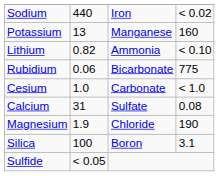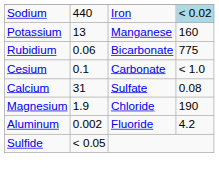(195, 13) no background -> (195, 13) lightblue background
- row: (26, 50)
(81, 87) 1.0 -> (81, 69) 0.1
+ row: (33, 124)
- row: (21, 143)
